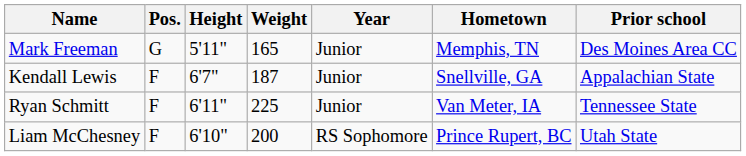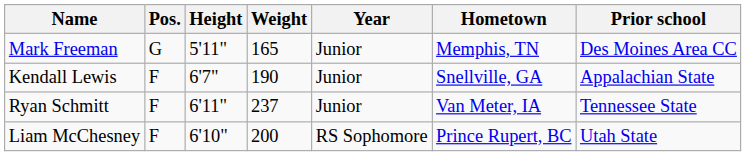(265, 77) 187 -> (265, 77) 190
(265, 106) 225 -> (265, 106) 237
